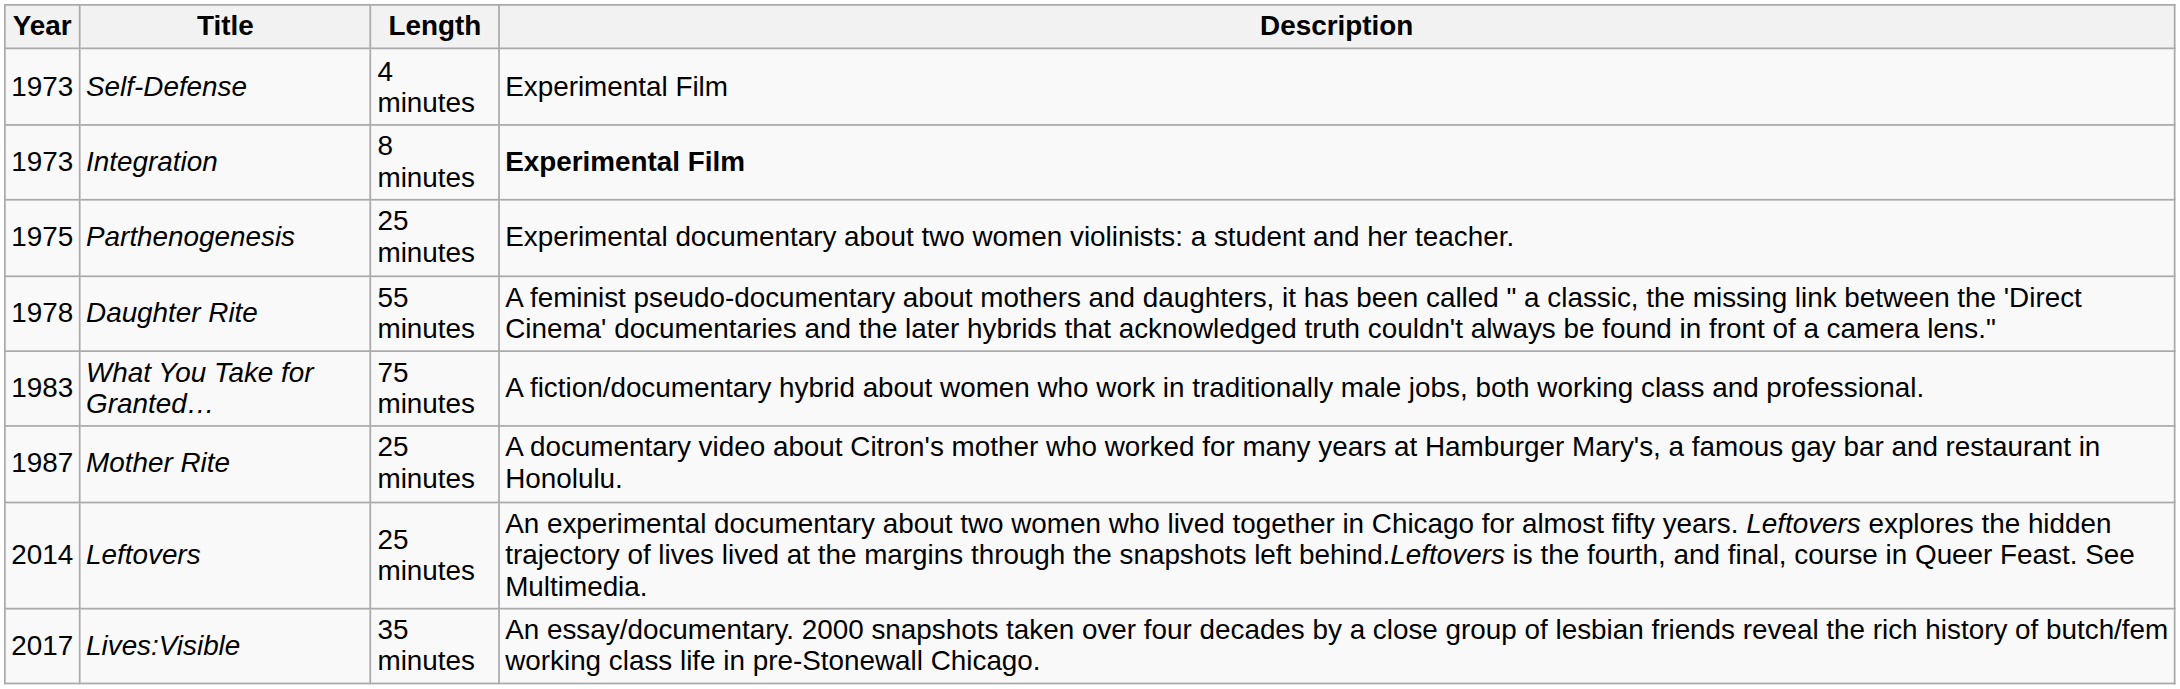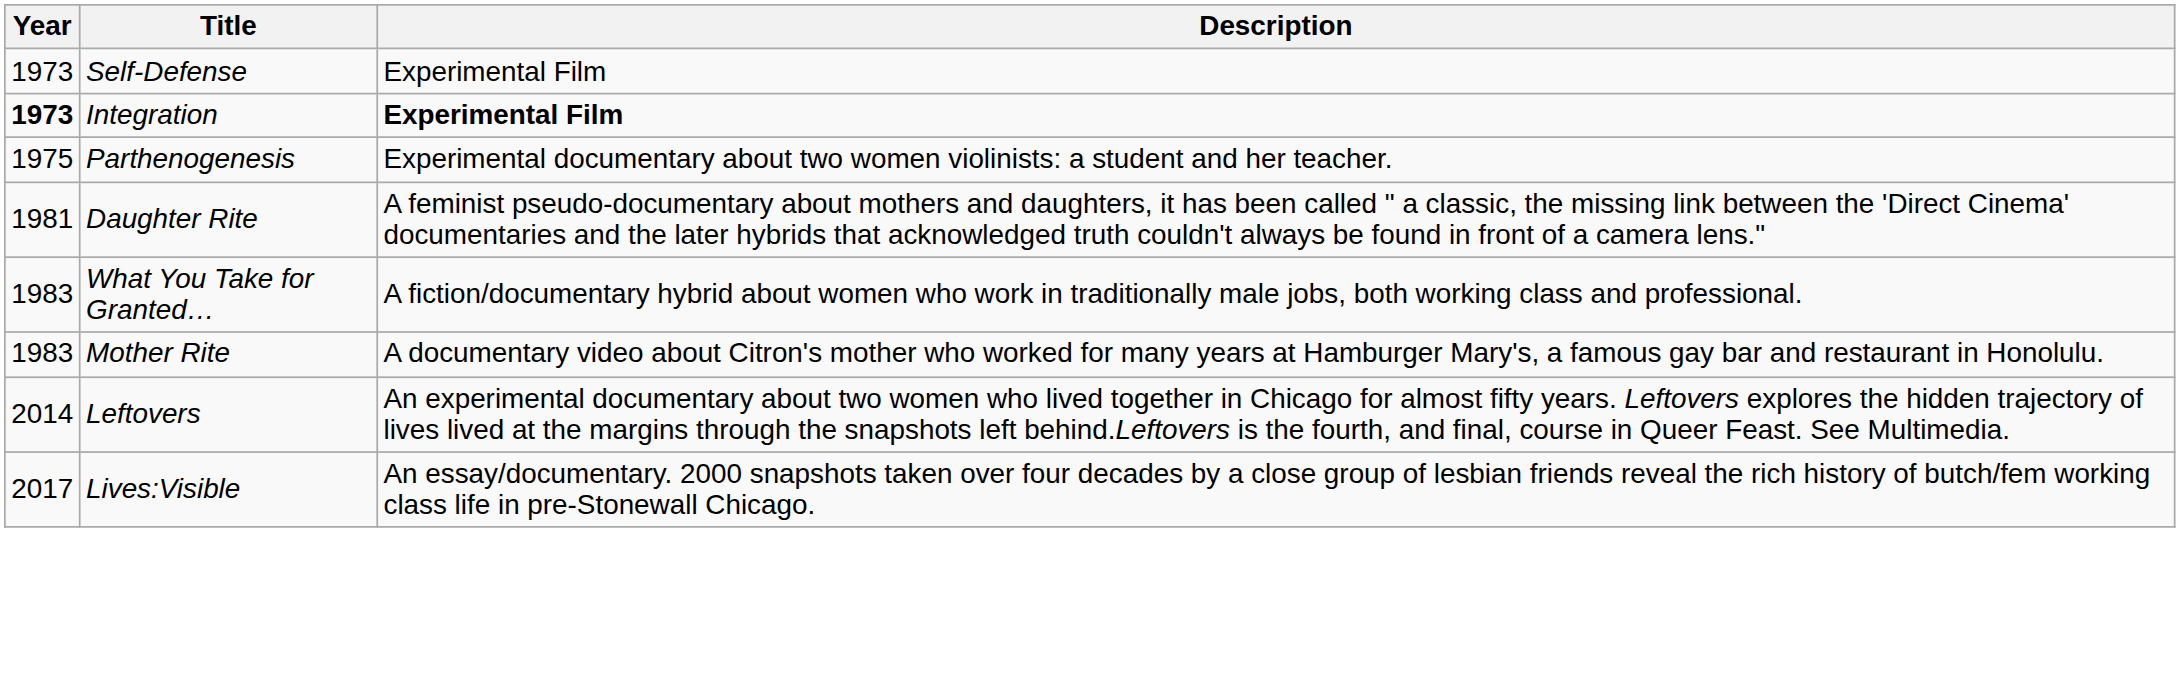- column: (435, 26)
(42, 161) normal -> (42, 114) bold
(42, 312) 1978 -> (42, 218) 1981
(42, 463) 1987 -> (42, 354) 1983
